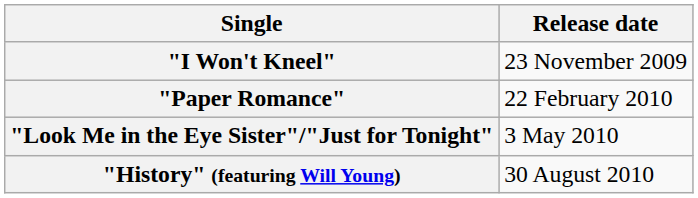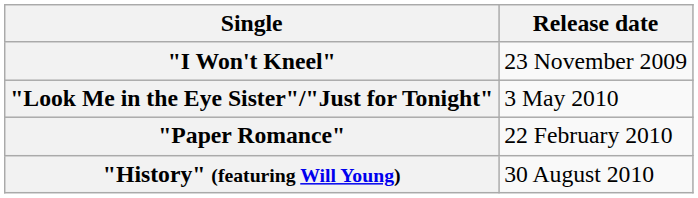rows swapped: (252, 98) <-> (252, 135)
